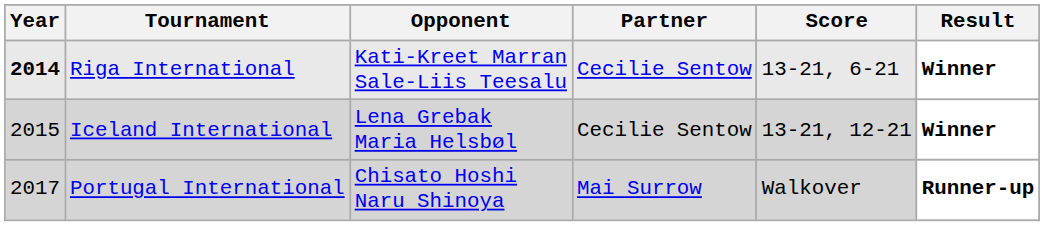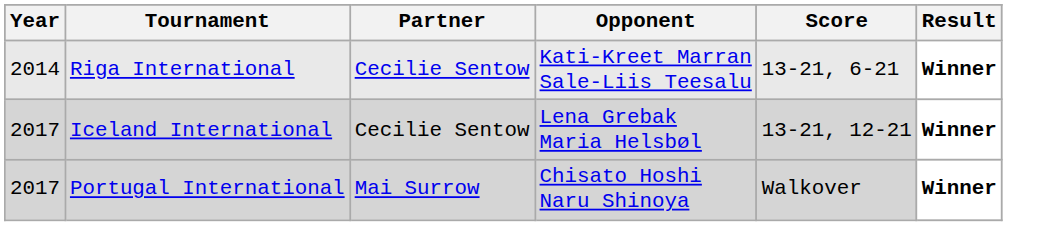columns swapped: (664, 22) <-> (461, 22)
(35, 70) bold -> (35, 70) normal
(35, 129) 2015 -> (35, 129) 2017
(978, 189) Runner-up -> (959, 189) Winner
